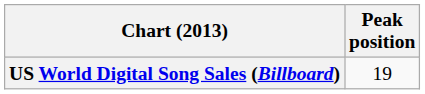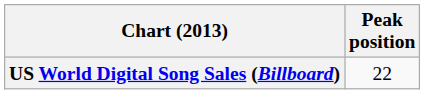(382, 72) 19 -> (382, 72) 22
